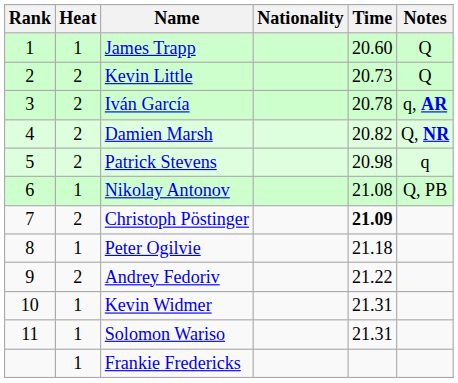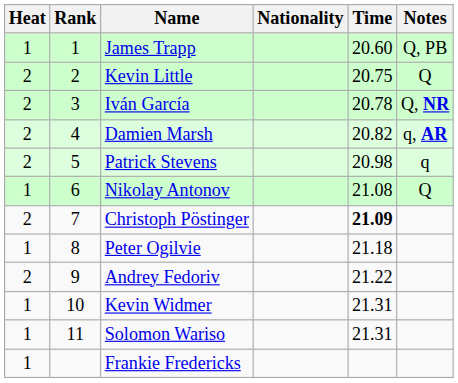columns swapped: (30, 18) <-> (78, 18)
(425, 47) Q -> (425, 47) Q, PB
(372, 76) 20.73 -> (372, 76) 20.75
(425, 104) q, AR -> (425, 104) Q, NR
(425, 133) Q, NR -> (425, 133) q, AR
(425, 190) Q, PB -> (425, 190) Q
